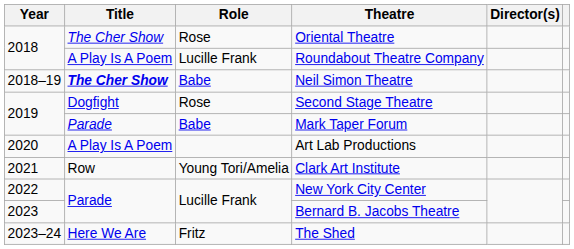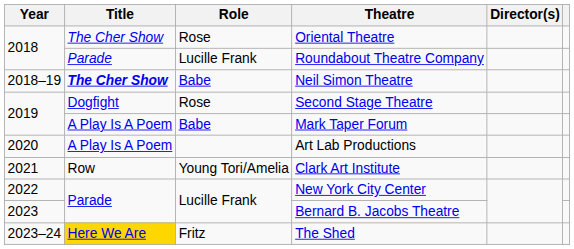(120, 59) A Play Is A Poem -> (90, 59) Parade
(90, 124) Parade -> (120, 124) A Play Is A Poem
(107, 233) no background -> (107, 233) gold background
